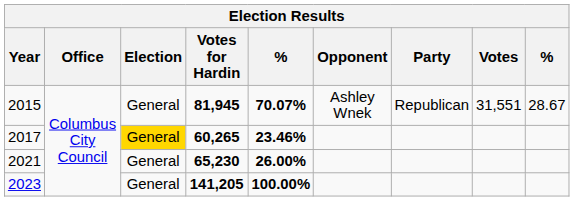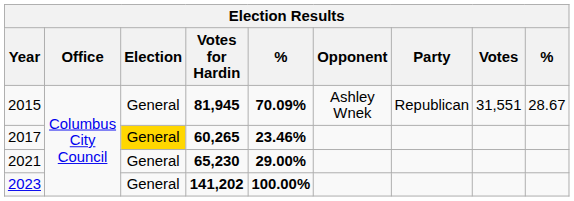(281, 105) 70.07% -> (281, 105) 70.09%
(281, 160) 26.00% -> (281, 160) 29.00%
(217, 184) 141,205 -> (217, 184) 141,202
